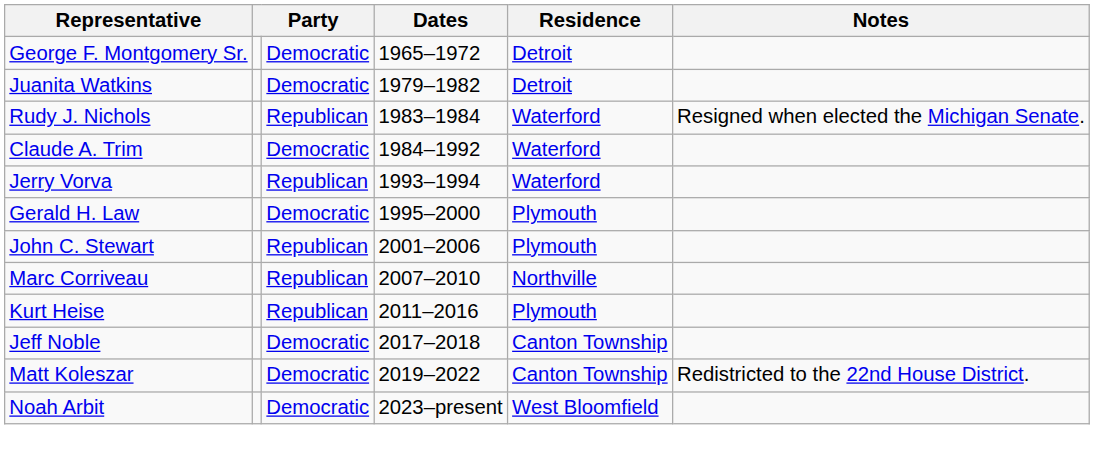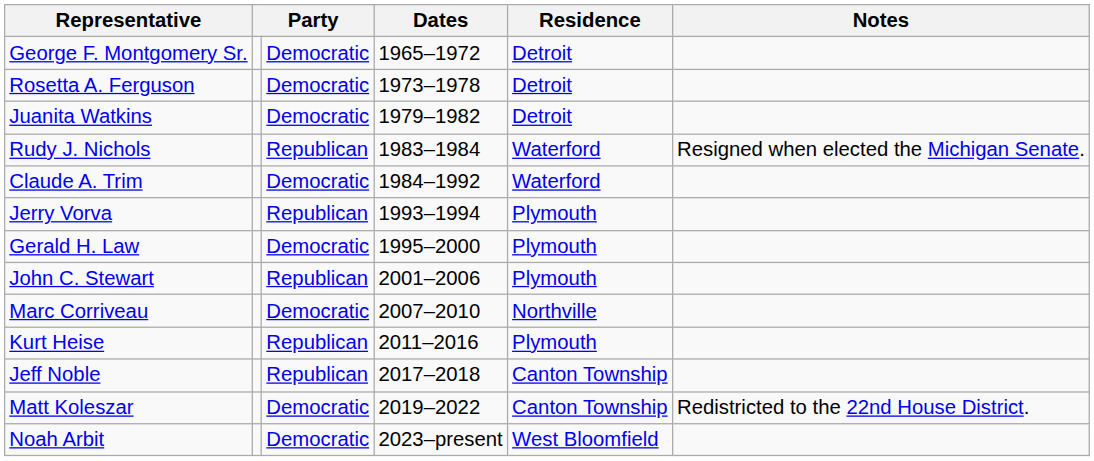+ row: (102, 85)
(556, 181) Waterford -> (554, 213) Plymouth
(317, 278) Republican -> (318, 310) Democratic
(318, 342) Democratic -> (317, 375) Republican
